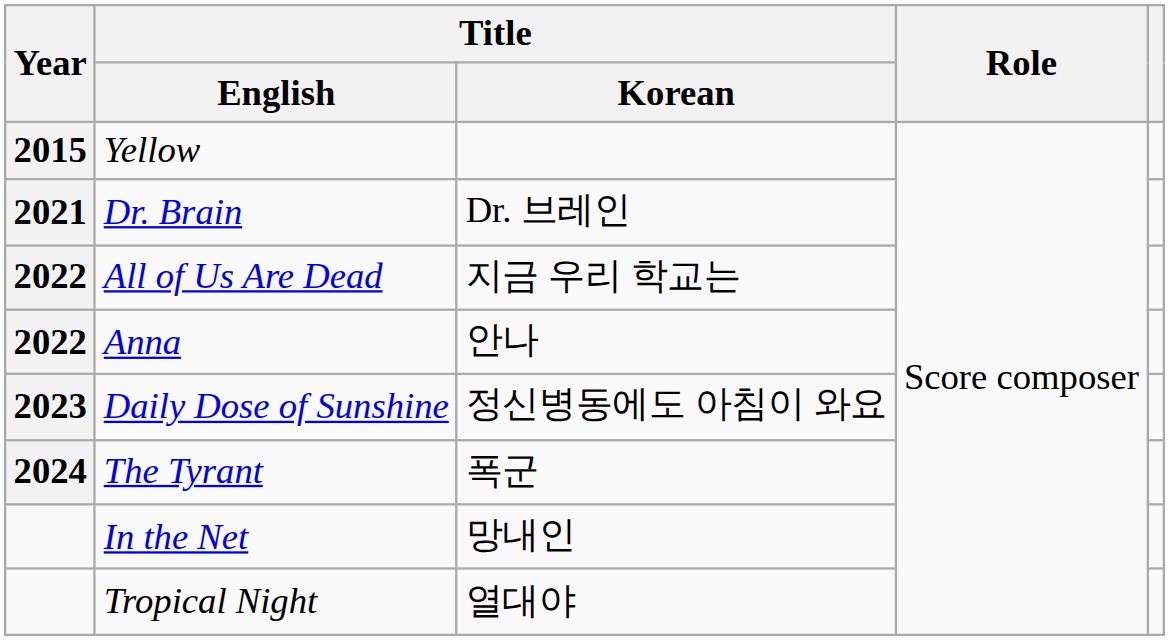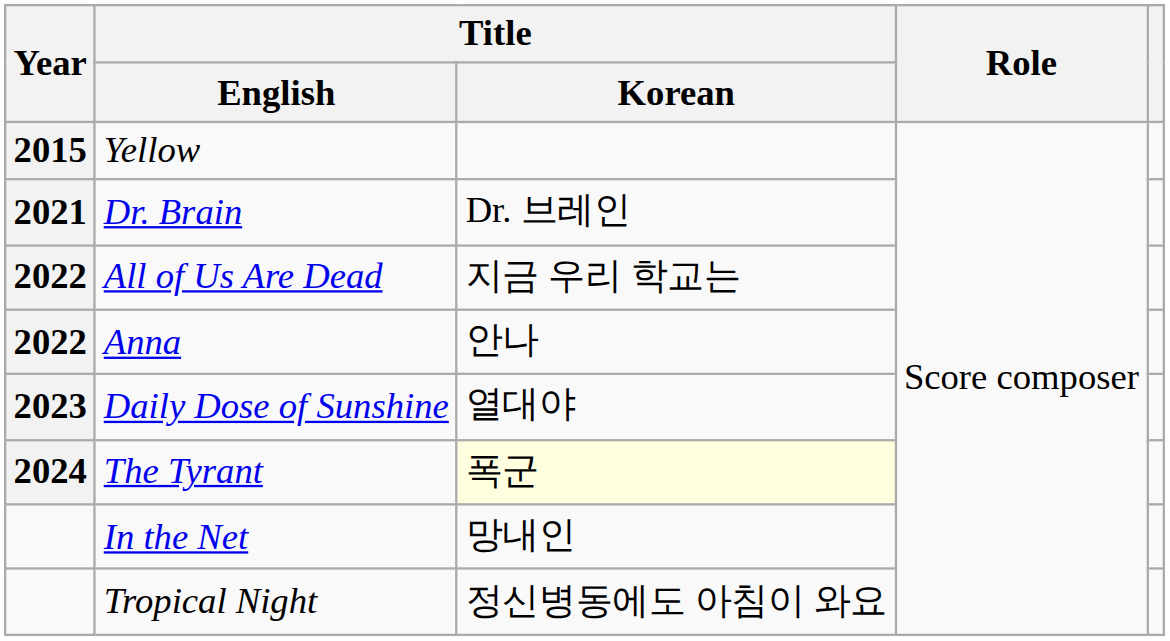(676, 405) 정신병동에도 아침이 와요 -> (521, 405) 열대야
(502, 470) no background -> (502, 470) lightyellow background
(521, 600) 열대야 -> (676, 600) 정신병동에도 아침이 와요
